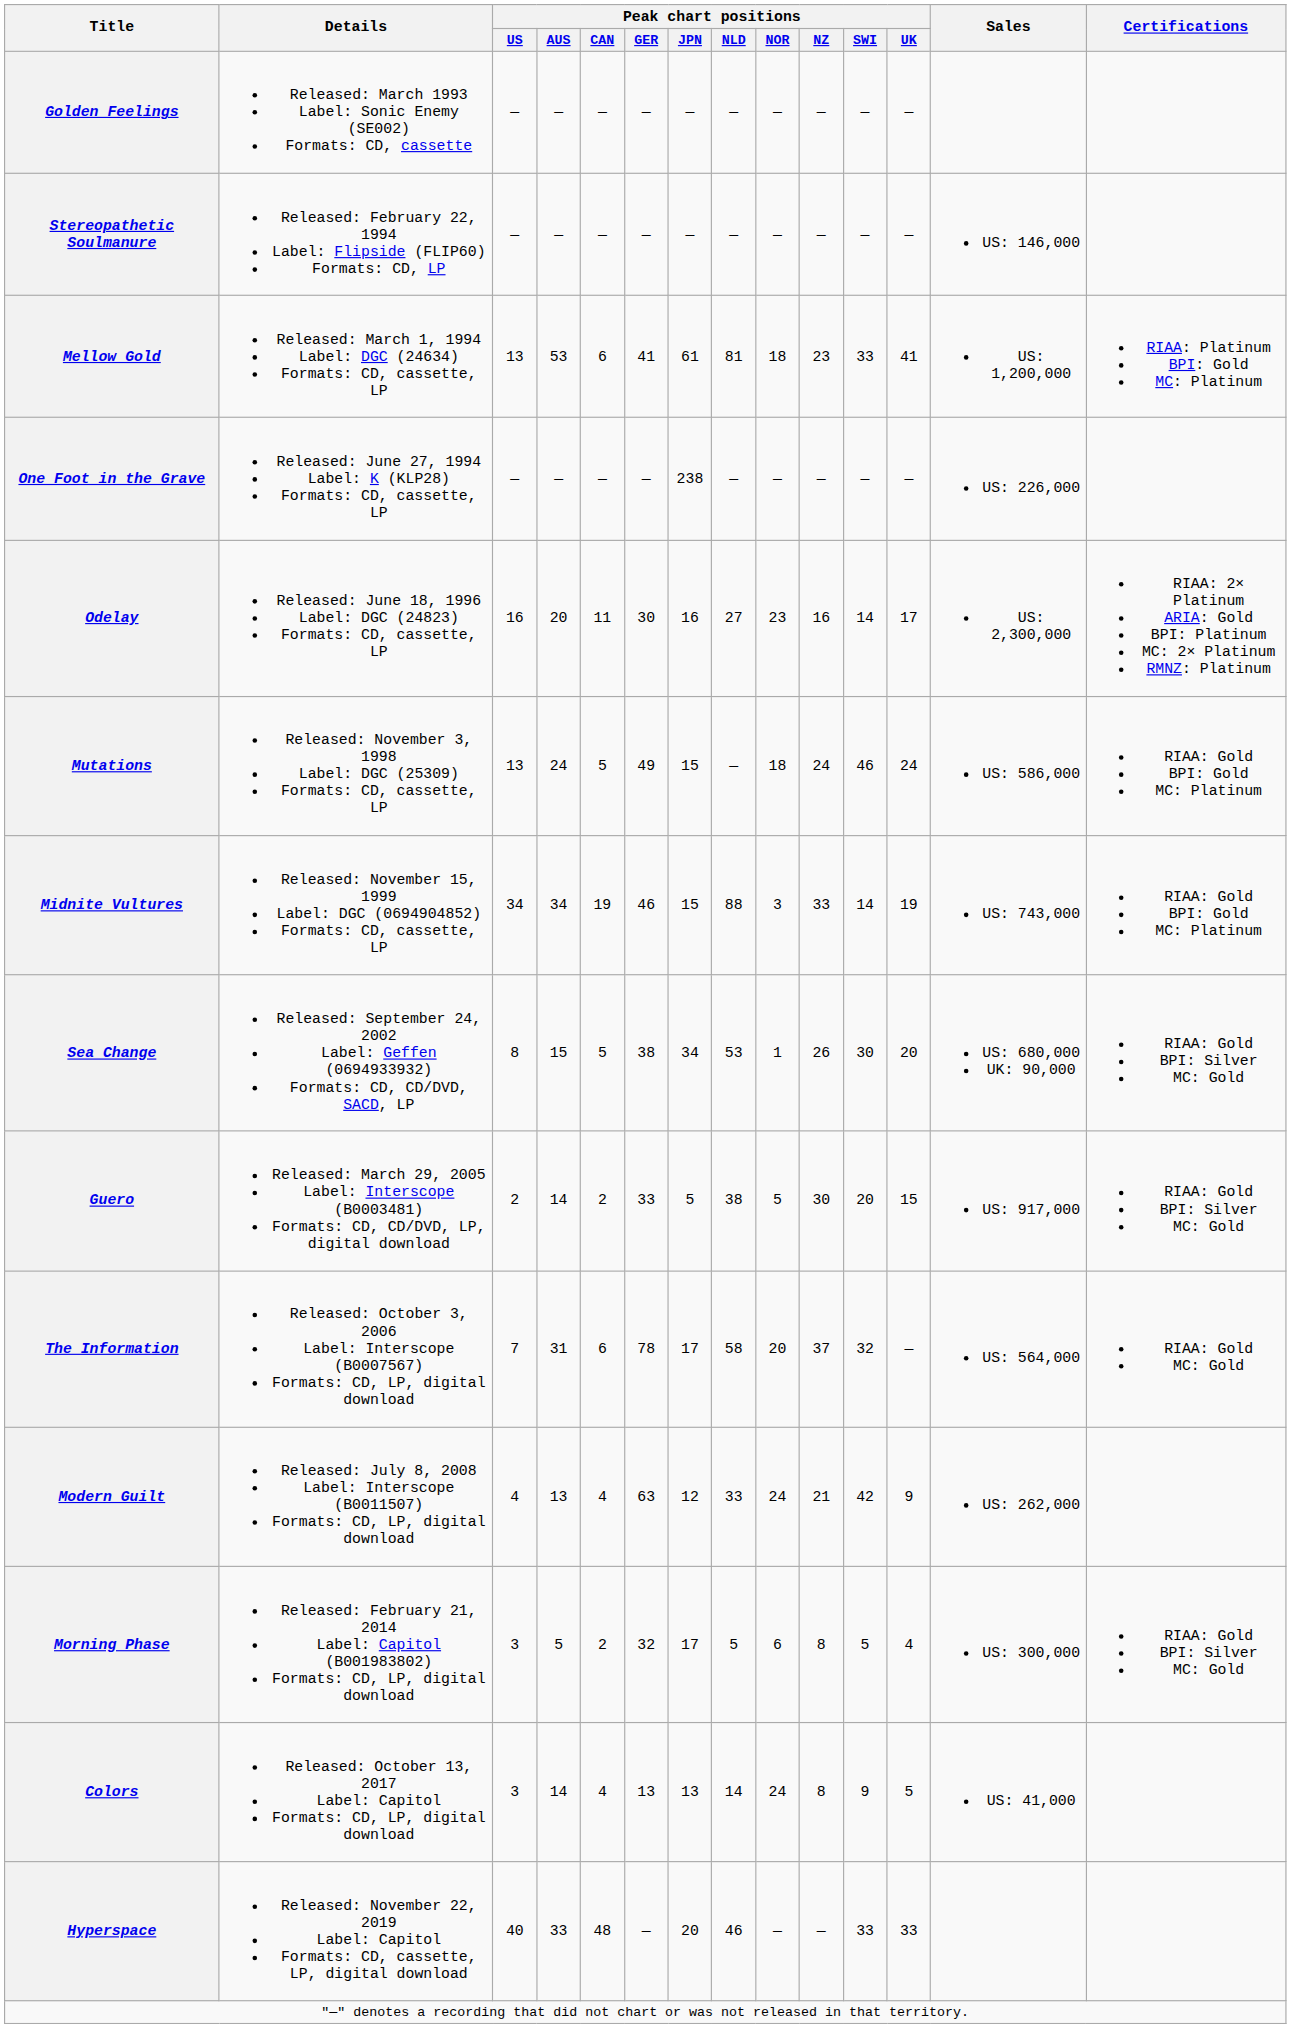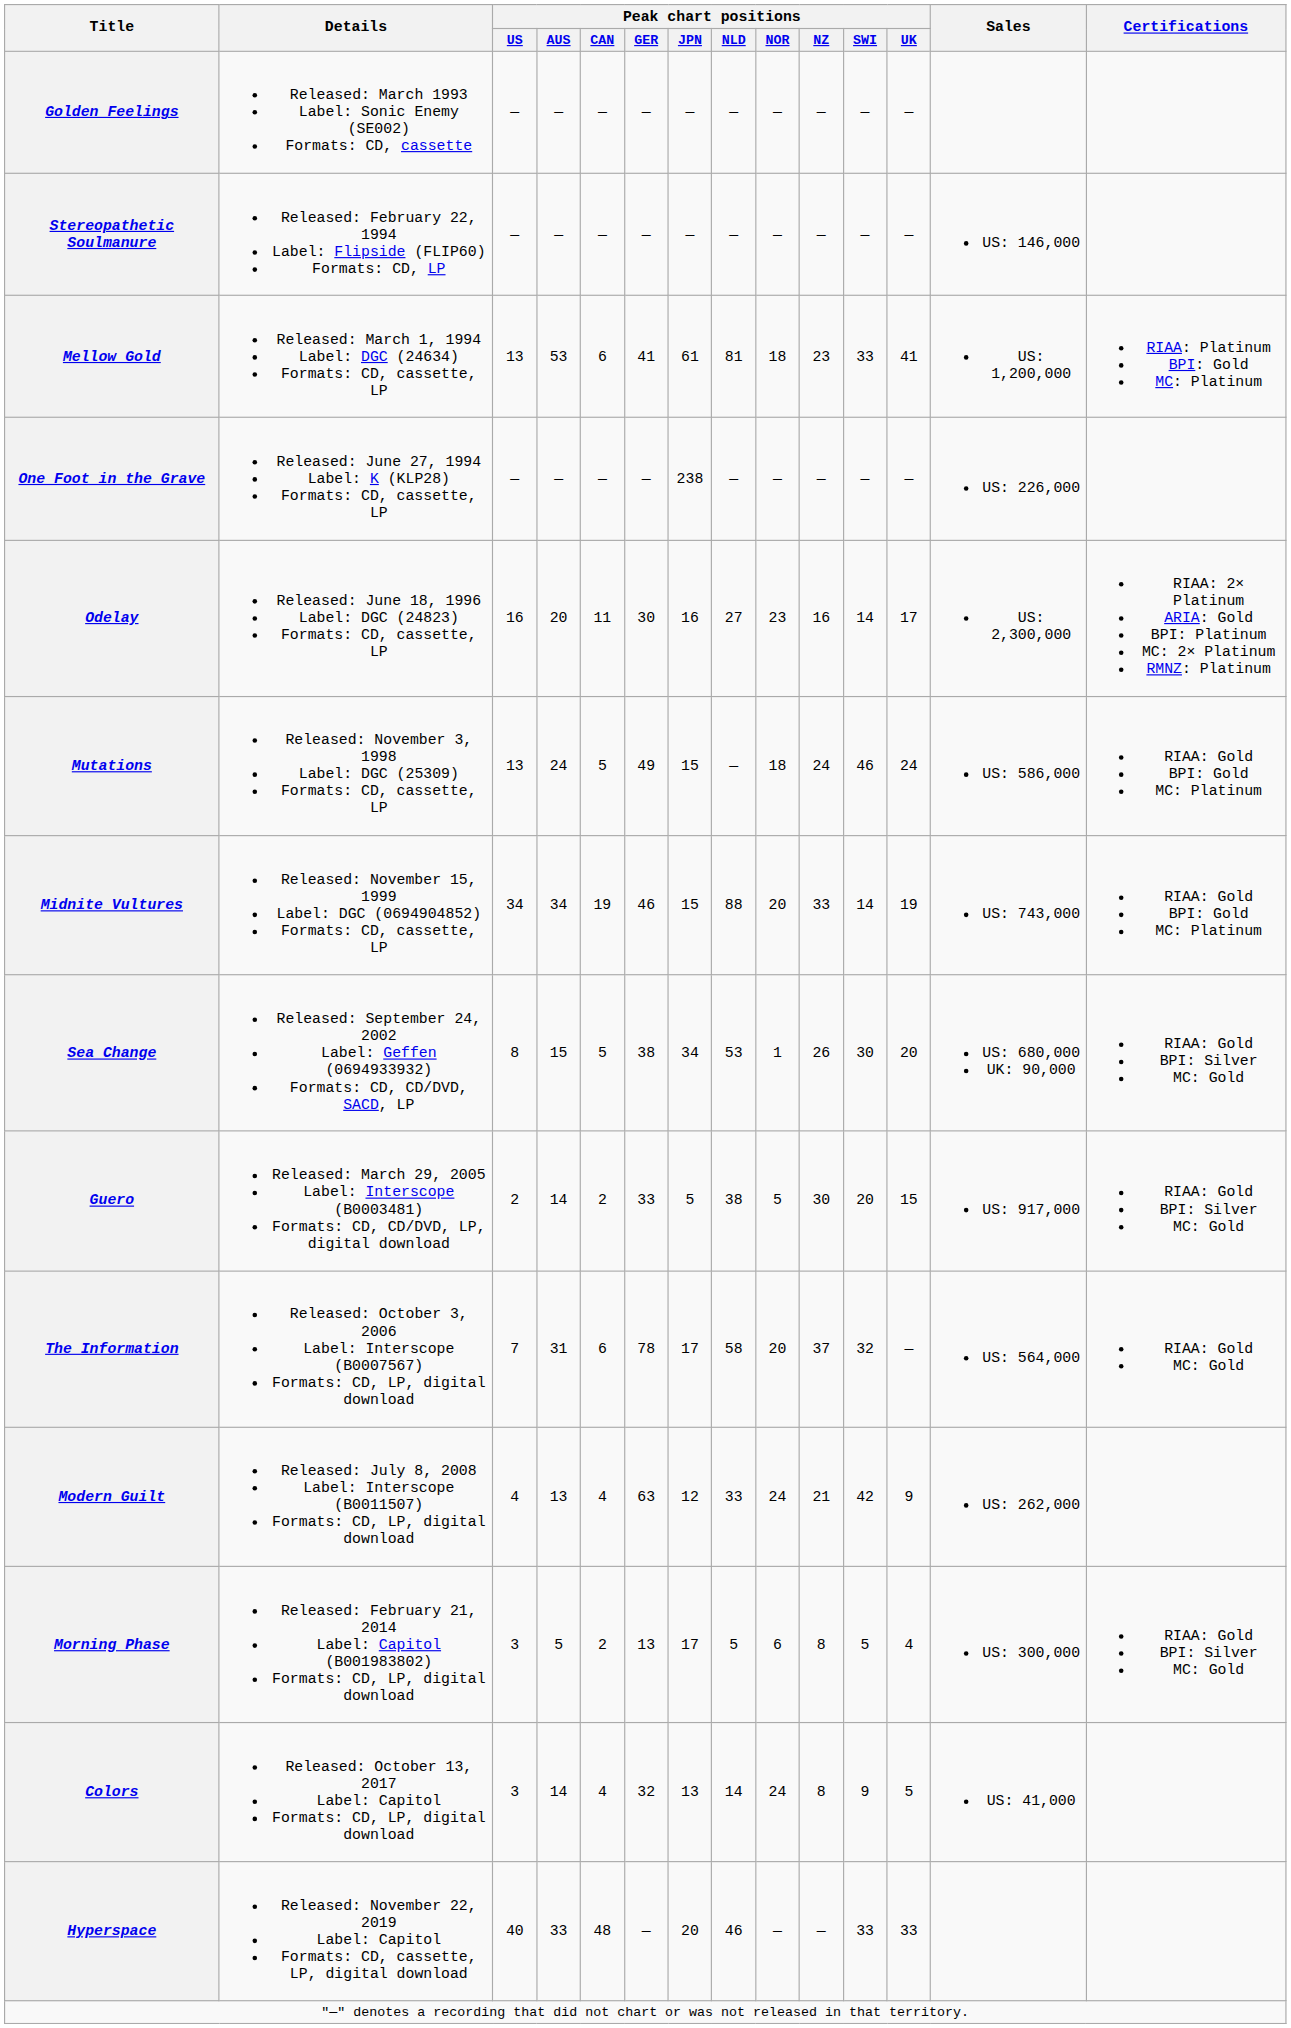(778, 905) 3 -> (777, 905) 20
(646, 1644) 32 -> (646, 1644) 13
(646, 1792) 13 -> (646, 1792) 32
